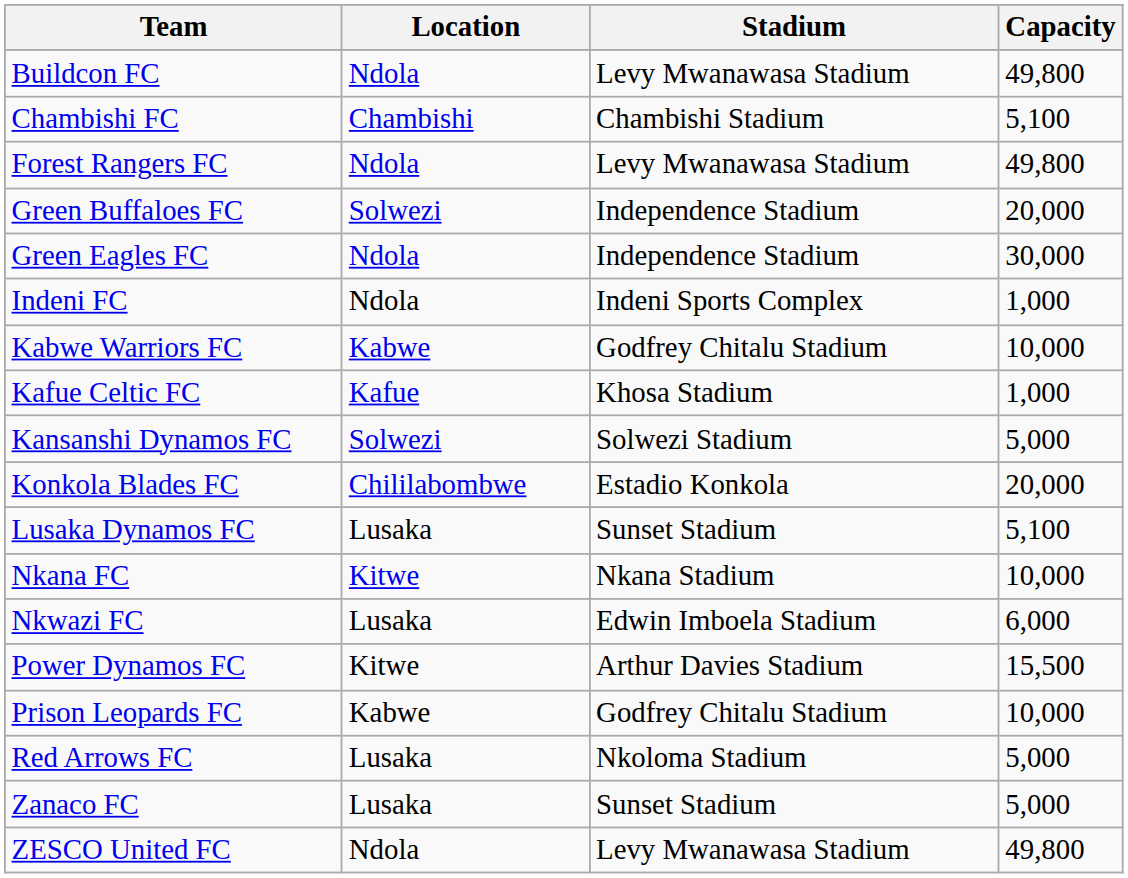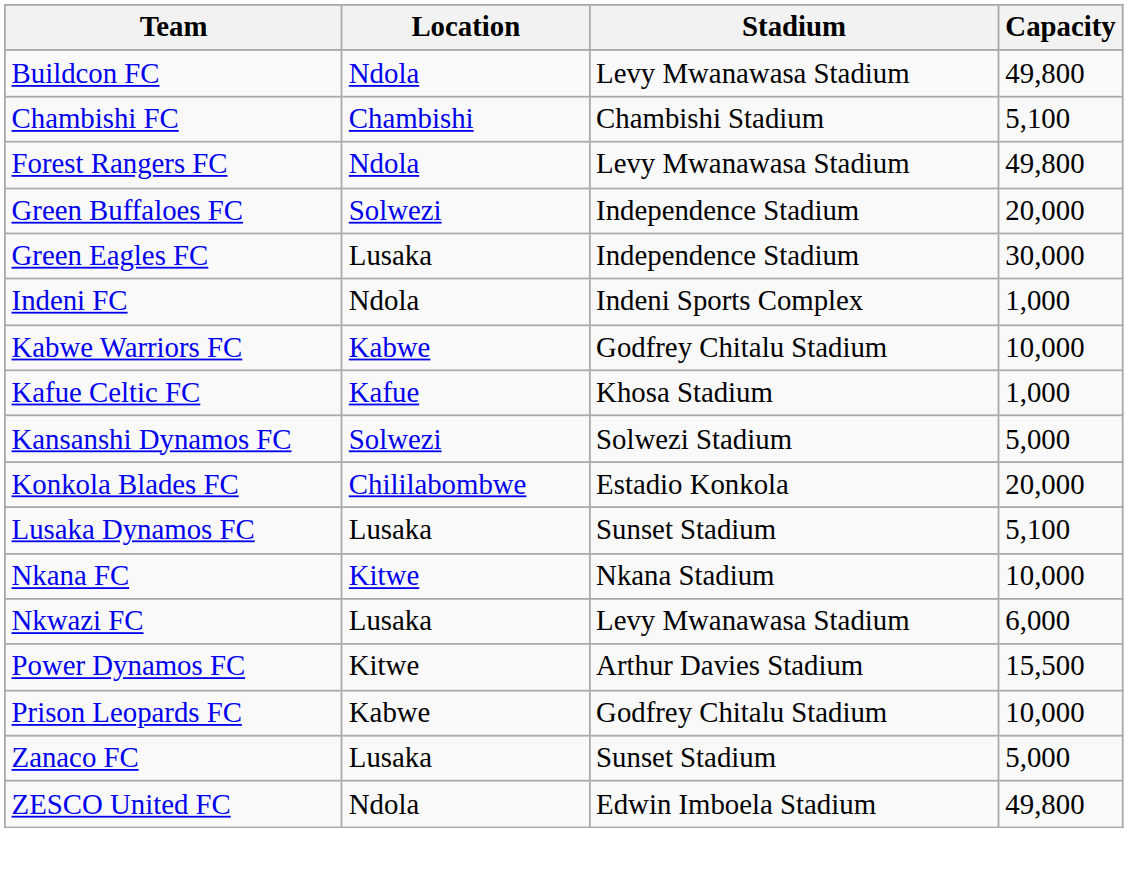(384, 255) Ndola -> (390, 255) Lusaka
(736, 621) Edwin Imboela Stadium -> (753, 621) Levy Mwanawasa Stadium
- row: (102, 758)
(753, 849) Levy Mwanawasa Stadium -> (736, 803) Edwin Imboela Stadium
